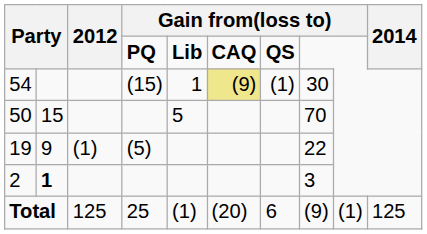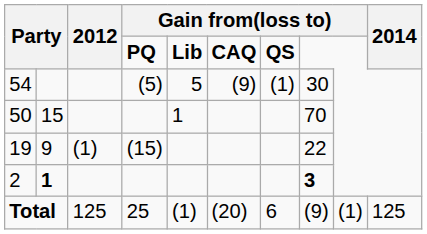(145, 84) (15) -> (150, 84) (5)
(197, 84) 1 -> (197, 84) 5
(244, 84) khaki background -> (244, 84) no background
(178, 116) 5 -> (178, 116) 1
(139, 148) (5) -> (145, 148) (15)
(310, 180) normal -> (310, 180) bold
